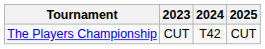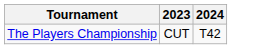- column: (243, 14)
